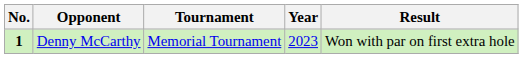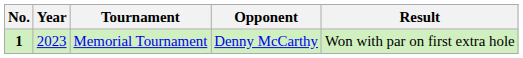columns swapped: (303, 16) <-> (89, 16)
